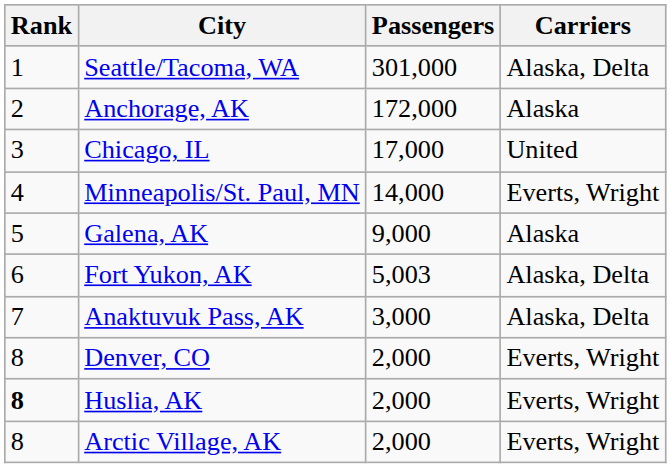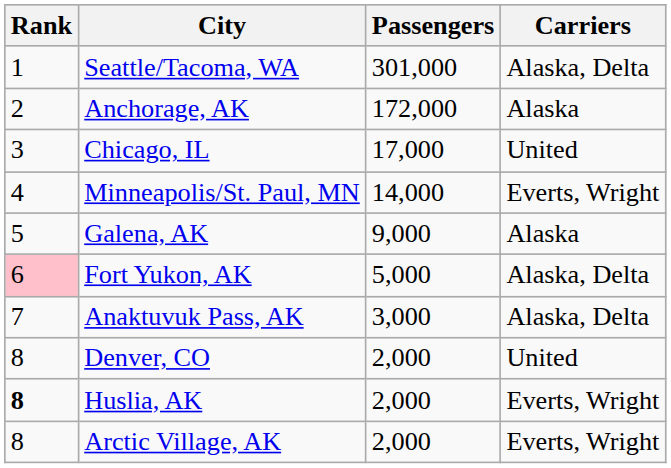(17, 274) no background -> (17, 274) pink background
(401, 274) 5,003 -> (401, 274) 5,000
(583, 358) Everts, Wright -> (542, 358) United
